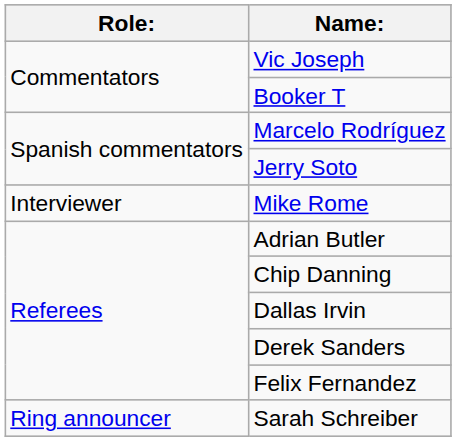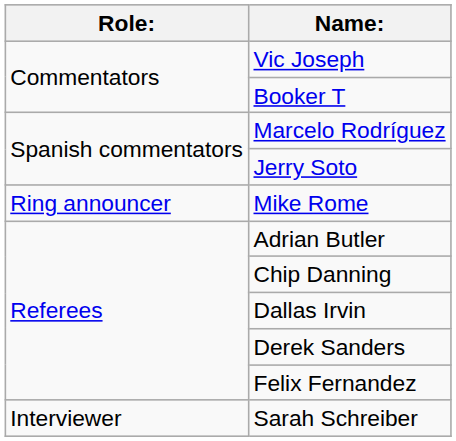(66, 203) Interviewer -> (91, 203) Ring announcer
(91, 419) Ring announcer -> (66, 419) Interviewer
